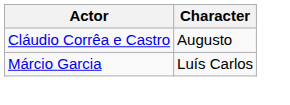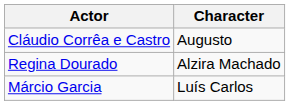+ row: (63, 64)
